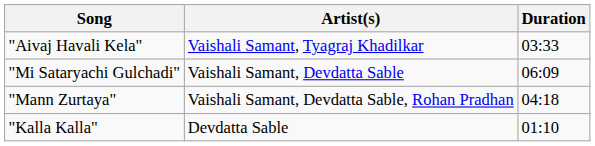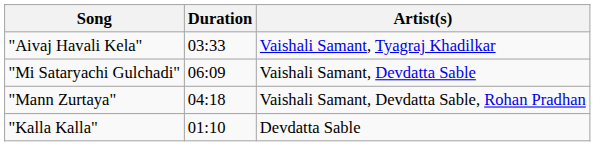columns swapped: (351, 18) <-> (554, 18)
